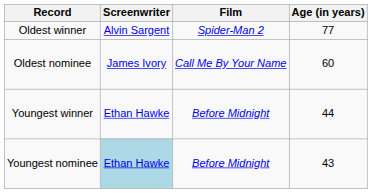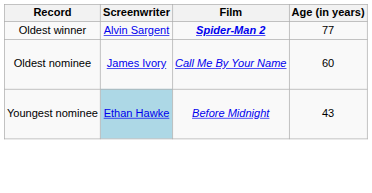(231, 30) normal -> (231, 30) bold
- row: (52, 114)
